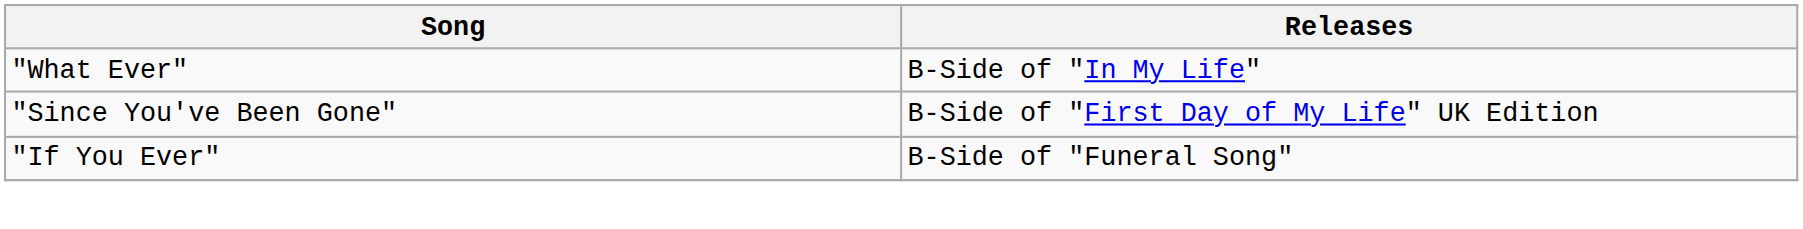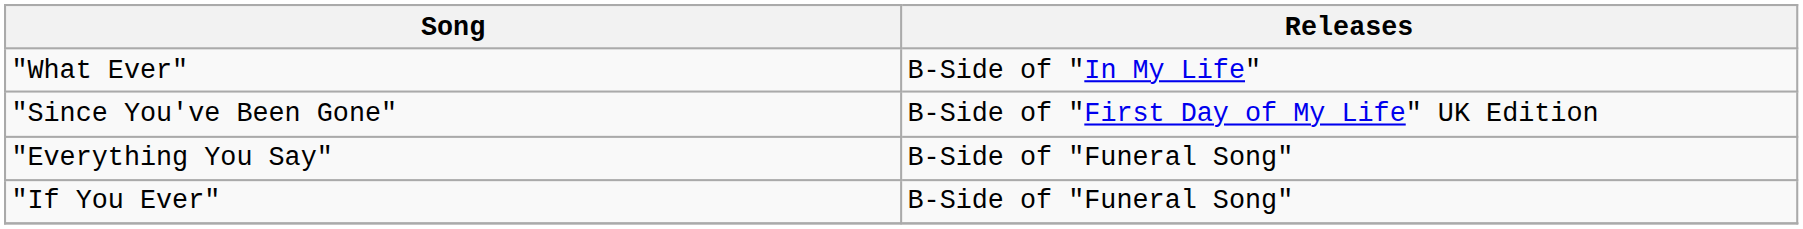+ row: (172, 158)
